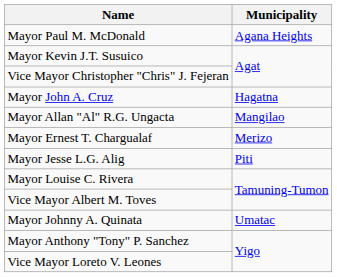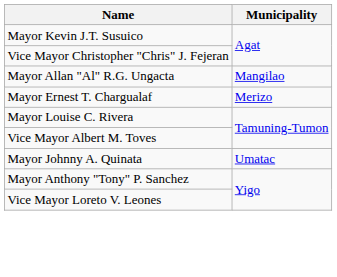- row: (76, 35)
- row: (60, 96)
- row: (66, 158)
